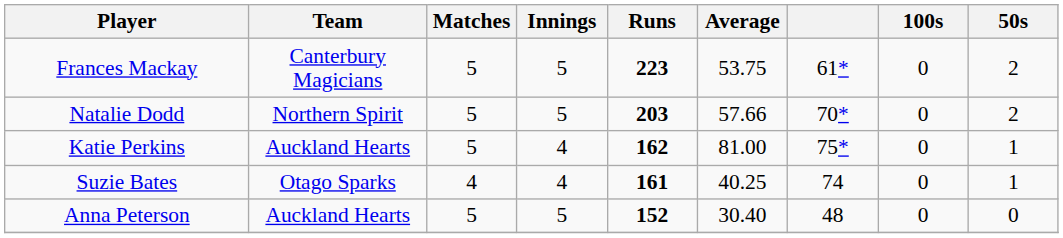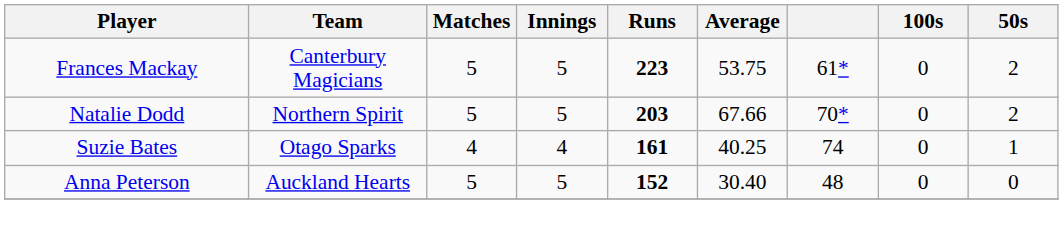(742, 113) 57.66 -> (742, 113) 67.66
- row: (127, 147)
